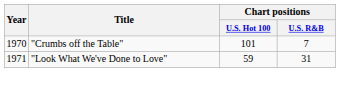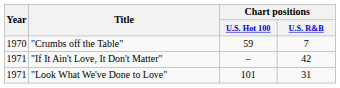(248, 43) 101 -> (248, 43) 59
+ row: (97, 59)
(248, 59) 59 -> (248, 75) 101
